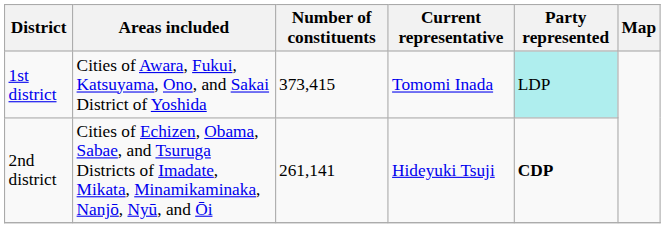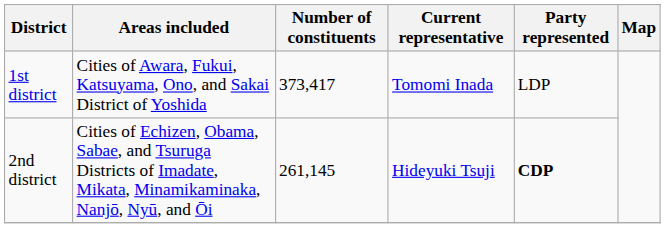(307, 84) 373,415 -> (307, 84) 373,417
(534, 84) paleturquoise background -> (534, 84) no background
(307, 170) 261,141 -> (307, 170) 261,145
